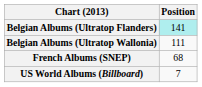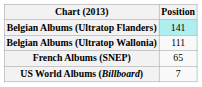(178, 58) 68 -> (178, 58) 65
